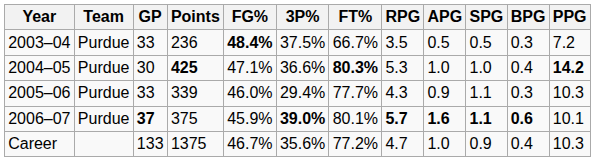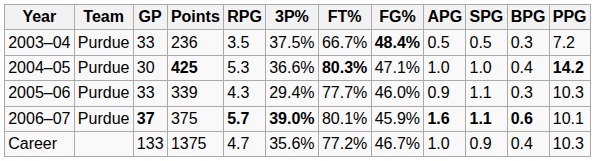columns swapped: (250, 17) <-> (403, 17)
